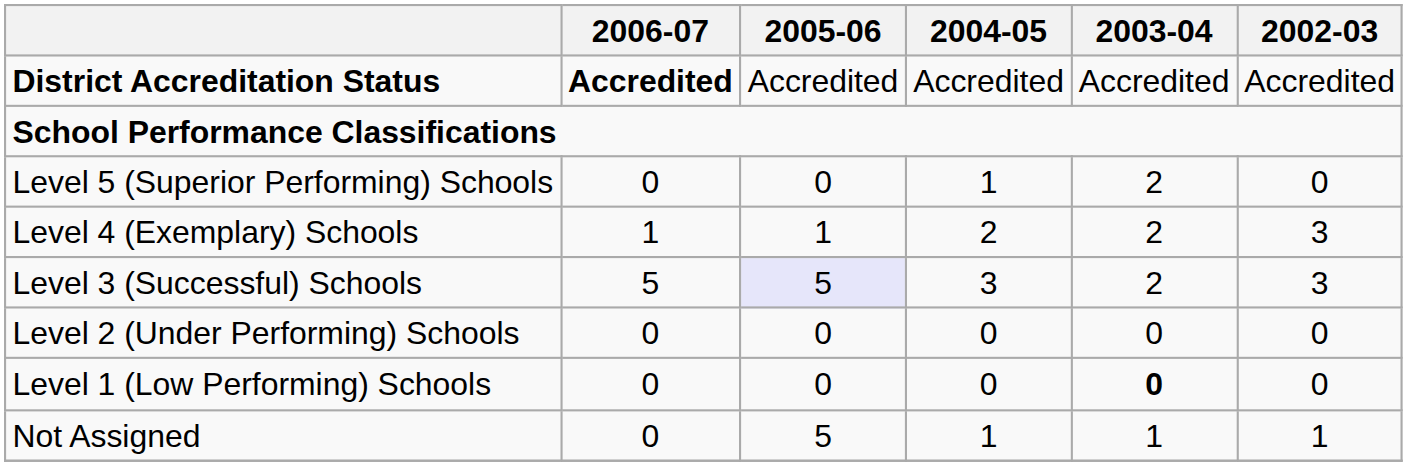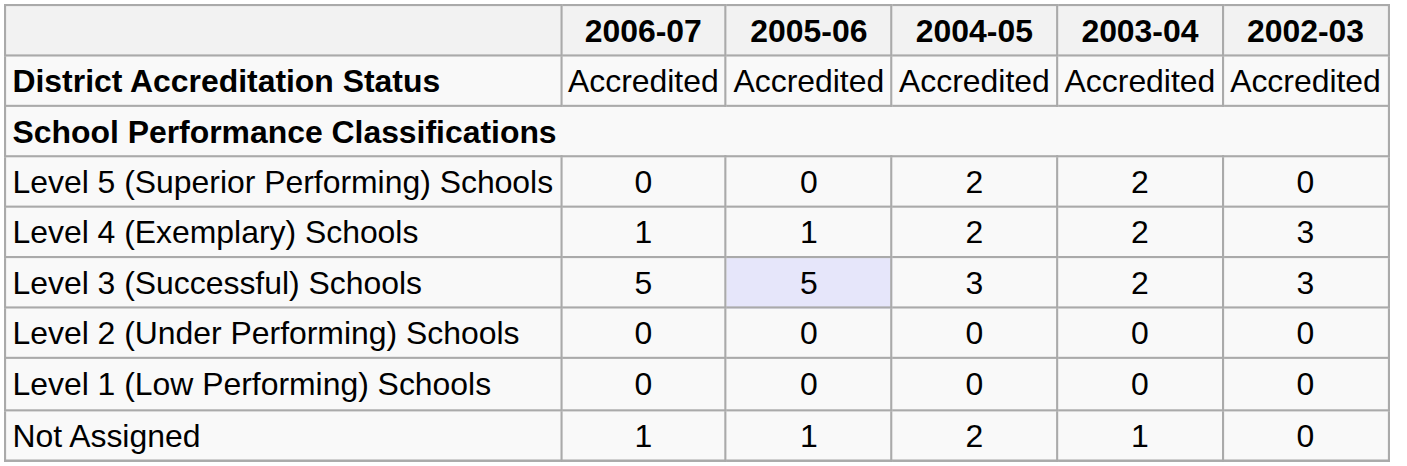(650, 81) bold -> (643, 81) normal
(989, 182) 1 -> (974, 182) 2
(1154, 384) bold -> (1140, 384) normal
(650, 435) 0 -> (643, 435) 1
(823, 435) 5 -> (809, 435) 1
(989, 435) 1 -> (974, 435) 2
(1320, 435) 1 -> (1305, 435) 0
